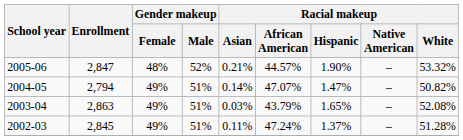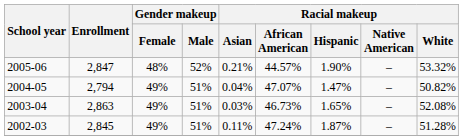(237, 87) 0.14% -> (237, 87) 0.04%
(283, 106) 43.79% -> (283, 106) 46.73%
(336, 126) 1.37% -> (336, 126) 1.87%
